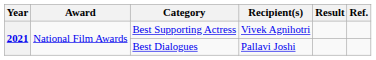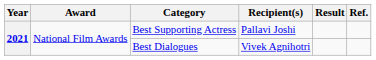(276, 30) Vivek Agnihotri -> (268, 30) Pallavi Joshi
(268, 47) Pallavi Joshi -> (276, 47) Vivek Agnihotri
